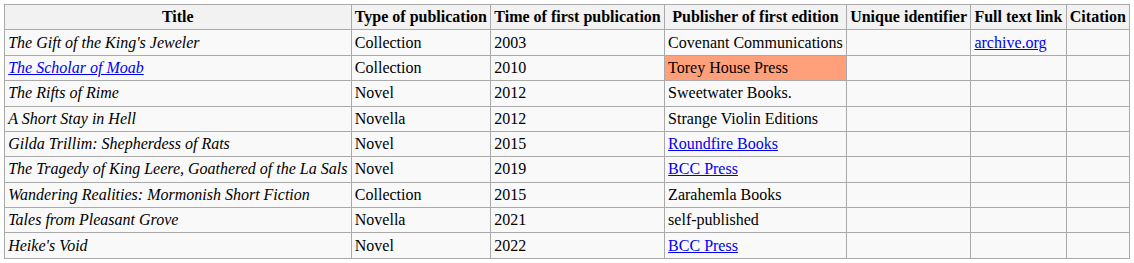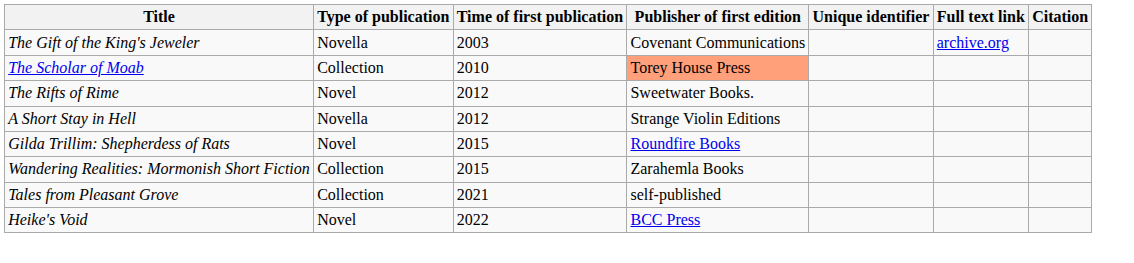(388, 42) Collection -> (342, 42) Novella
- row: (178, 169)
(380, 220) Novella -> (350, 194) Collection
